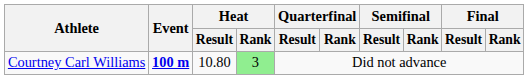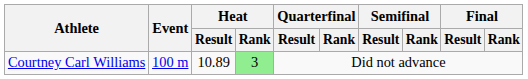(171, 62) bold -> (170, 62) normal
(214, 62) 10.80 -> (214, 62) 10.89
